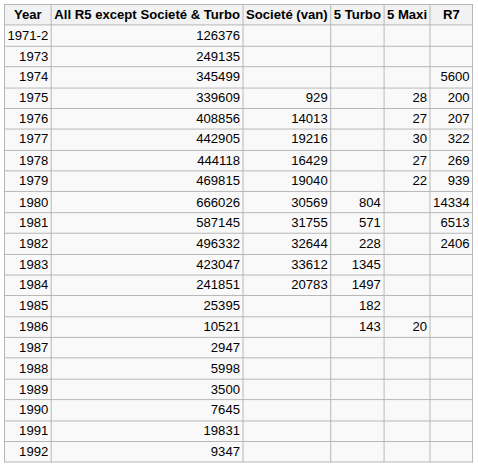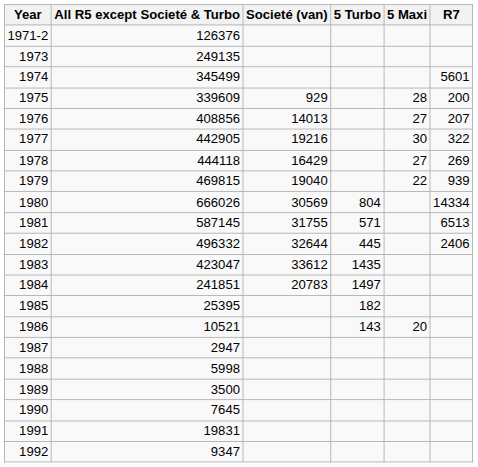(455, 77) 5600 -> (455, 77) 5601
(370, 243) 228 -> (370, 243) 445
(366, 264) 1345 -> (366, 264) 1435
